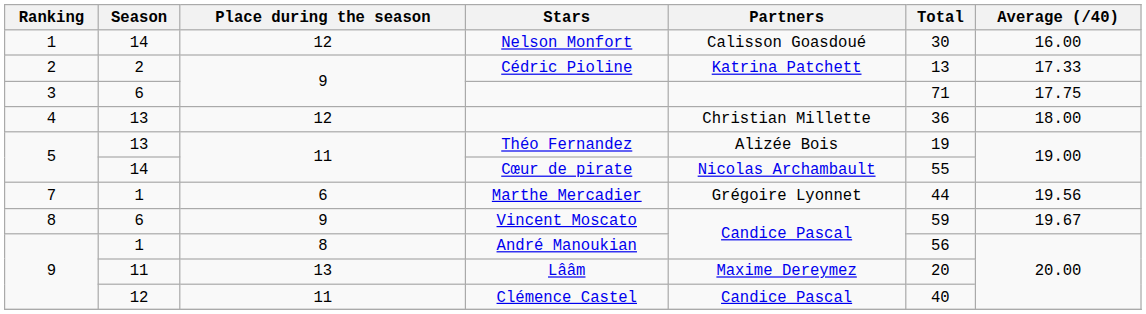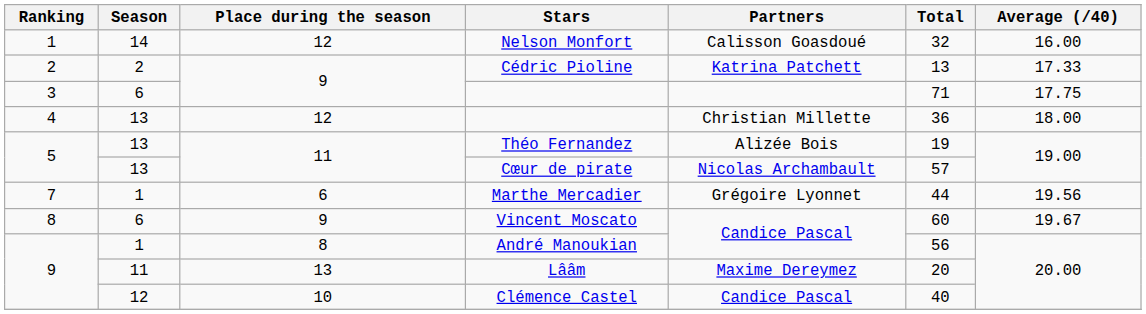(940, 43) 30 -> (940, 43) 32
(139, 170) 14 -> (139, 170) 13
(940, 170) 55 -> (940, 170) 57
(940, 221) 59 -> (940, 221) 60
(323, 297) 11 -> (323, 297) 10
